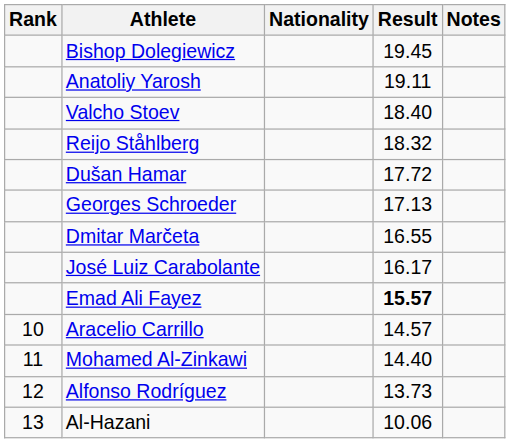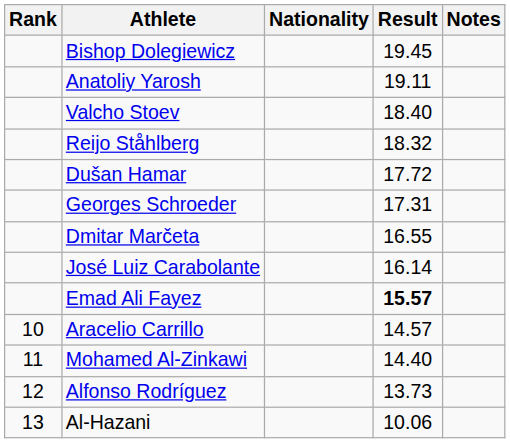(408, 205) 17.13 -> (408, 205) 17.31
(408, 267) 16.17 -> (408, 267) 16.14
